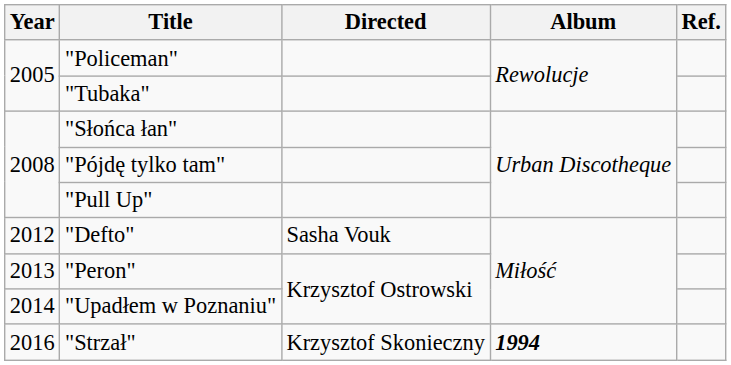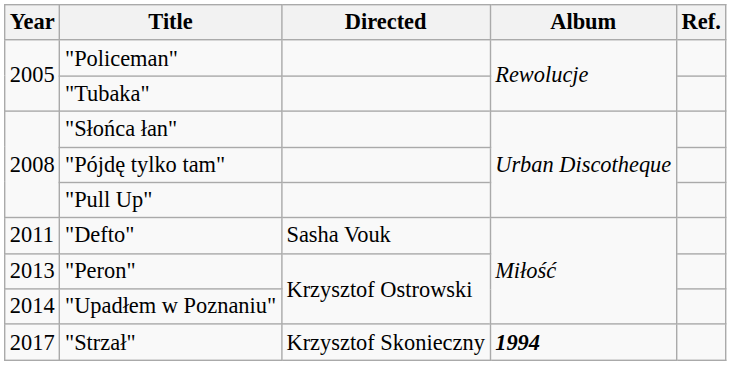(32, 235) 2012 -> (32, 235) 2011
(32, 341) 2016 -> (32, 341) 2017
